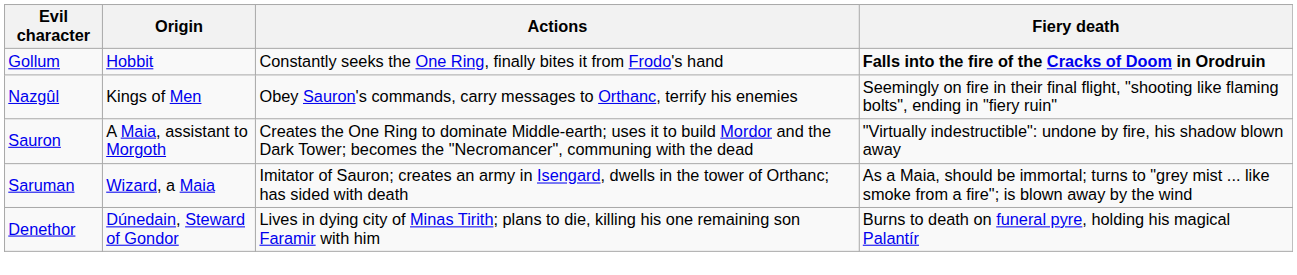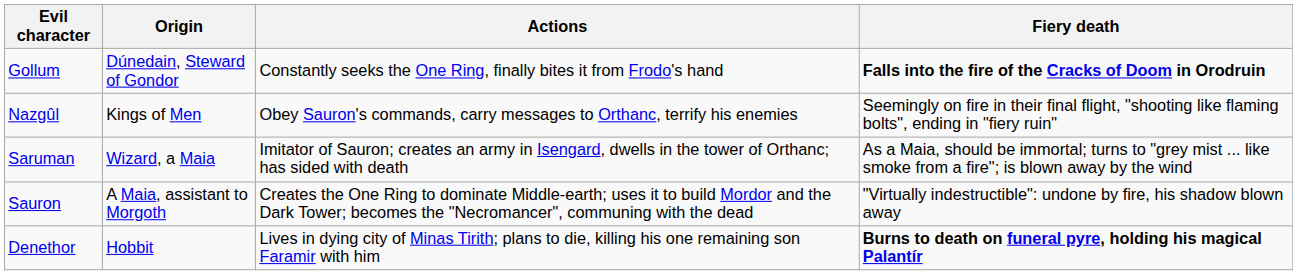(130, 61) Hobbit -> (176, 70) Dúnedain, Steward of Gondor
rows swapped: (35, 140) <-> (41, 185)
(176, 229) Dúnedain, Steward of Gondor -> (130, 247) Hobbit
(1047, 229) normal -> (1062, 247) bold
